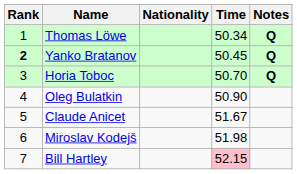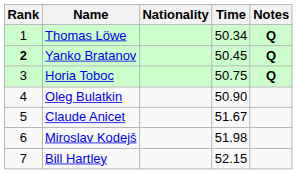(231, 76) 50.70 -> (231, 76) 50.75
(231, 158) pink background -> (231, 158) no background
